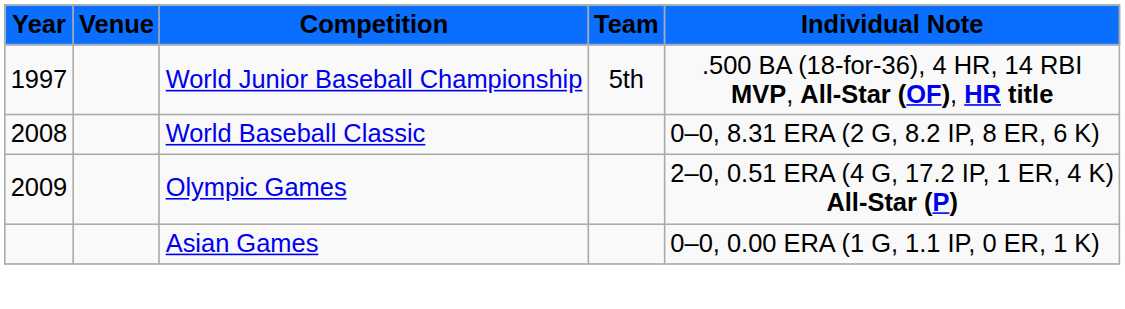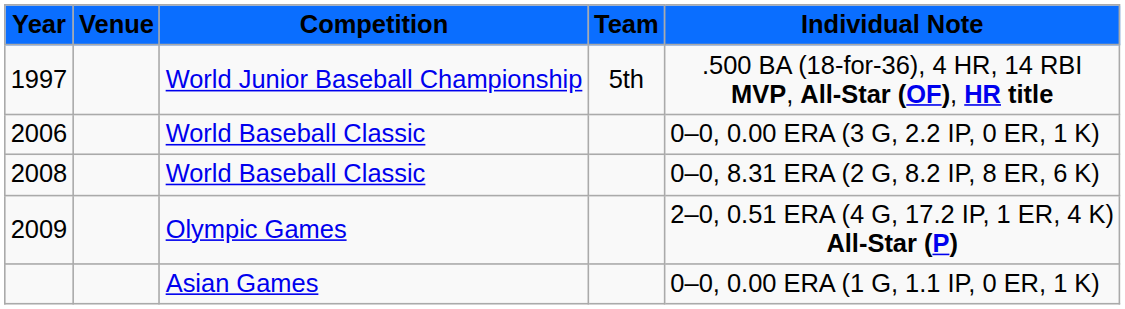+ row: (39, 133)
